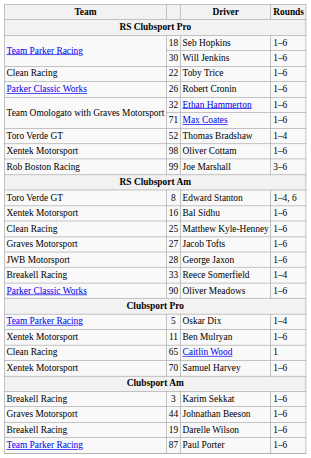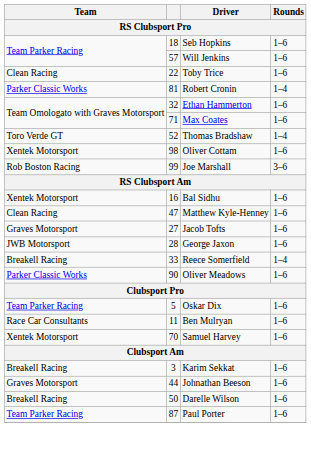(173, 58) 30 -> (173, 58) 57
(173, 89) 26 -> (173, 89) 81
(280, 89) 1–6 -> (280, 89) 1–4
- row: (213, 197)
(173, 228) 25 -> (173, 213) 47
(280, 321) 1–4 -> (280, 305) 1–6
(42, 336) Xentek Motorsport -> (47, 321) Race Car Consultants
- row: (208, 352)
(173, 429) 19 -> (173, 398) 50
